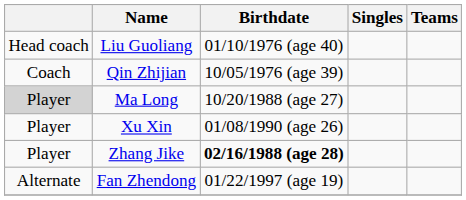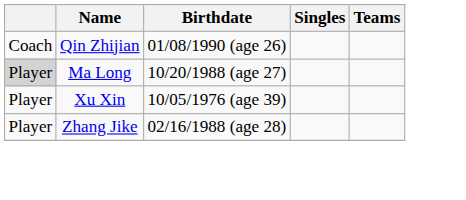- row: (146, 45)
(274, 72) 10/05/1976 (age 39) -> (217, 45) 01/08/1990 (age 26)
(274, 126) 01/08/1990 (age 26) -> (217, 99) 10/05/1976 (age 39)
(274, 153) bold -> (217, 126) normal
- row: (146, 180)
